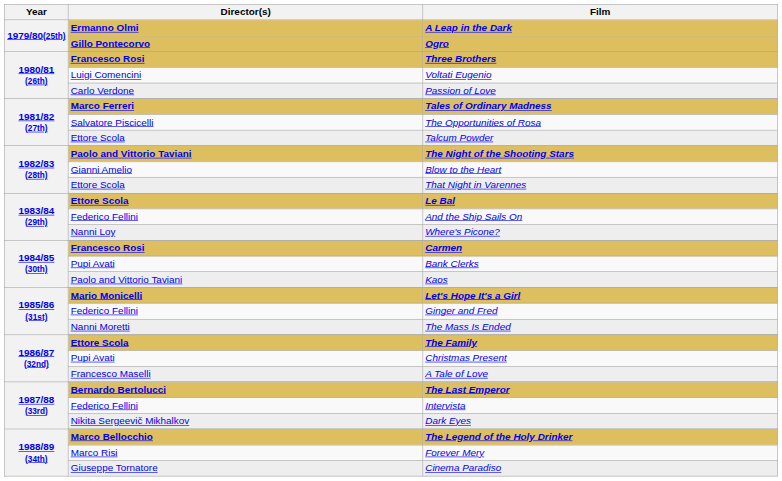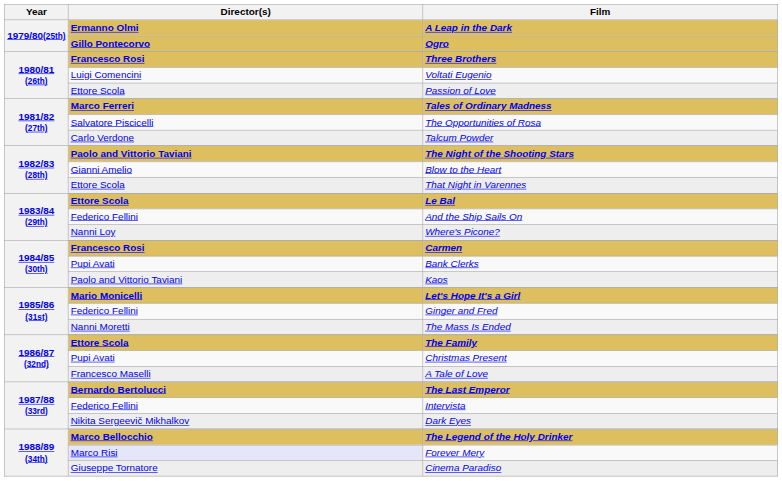(102, 91) Carlo Verdone -> (98, 91) Ettore Scola
(98, 138) Ettore Scola -> (102, 138) Carlo Verdone
(94, 452) no background -> (94, 452) lavender background
